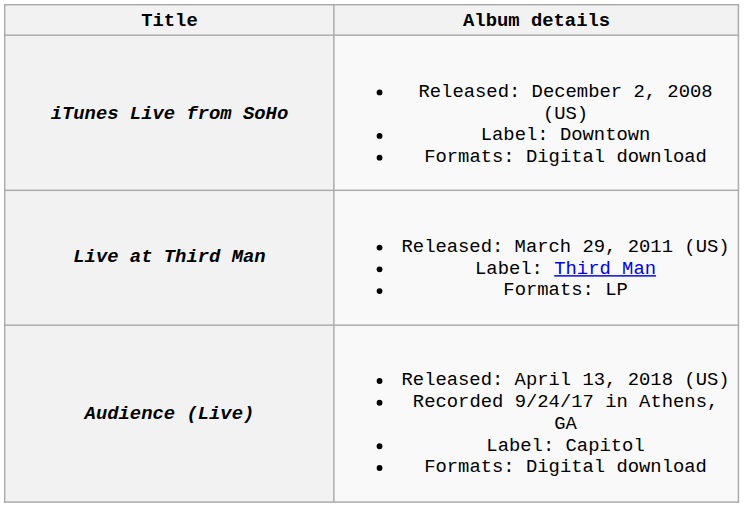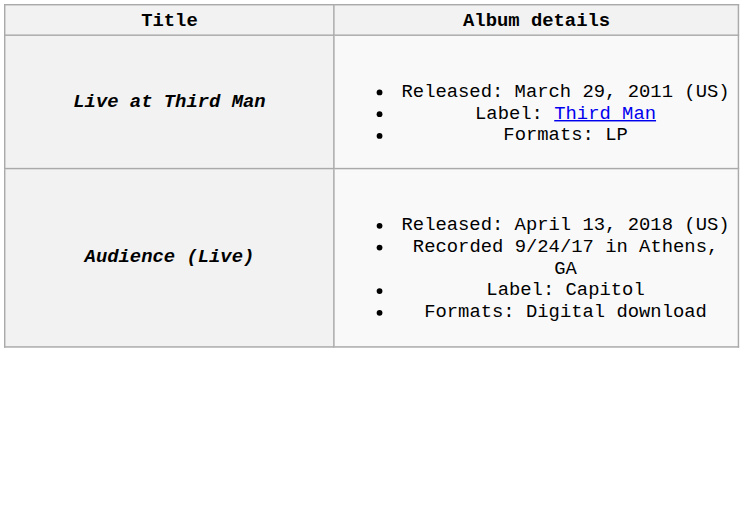- row: (169, 113)
